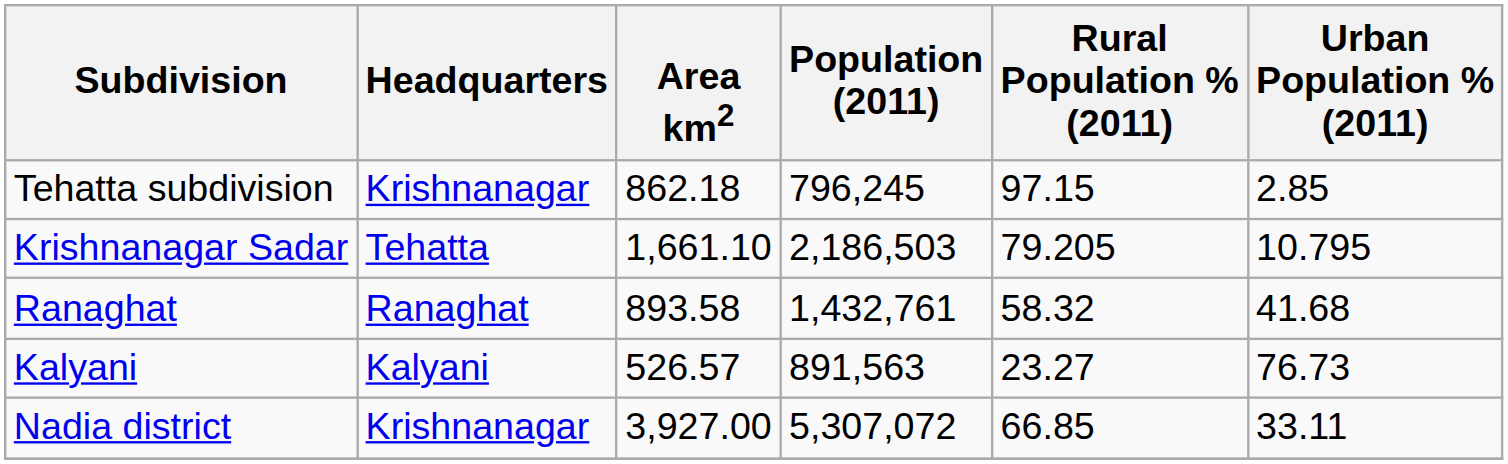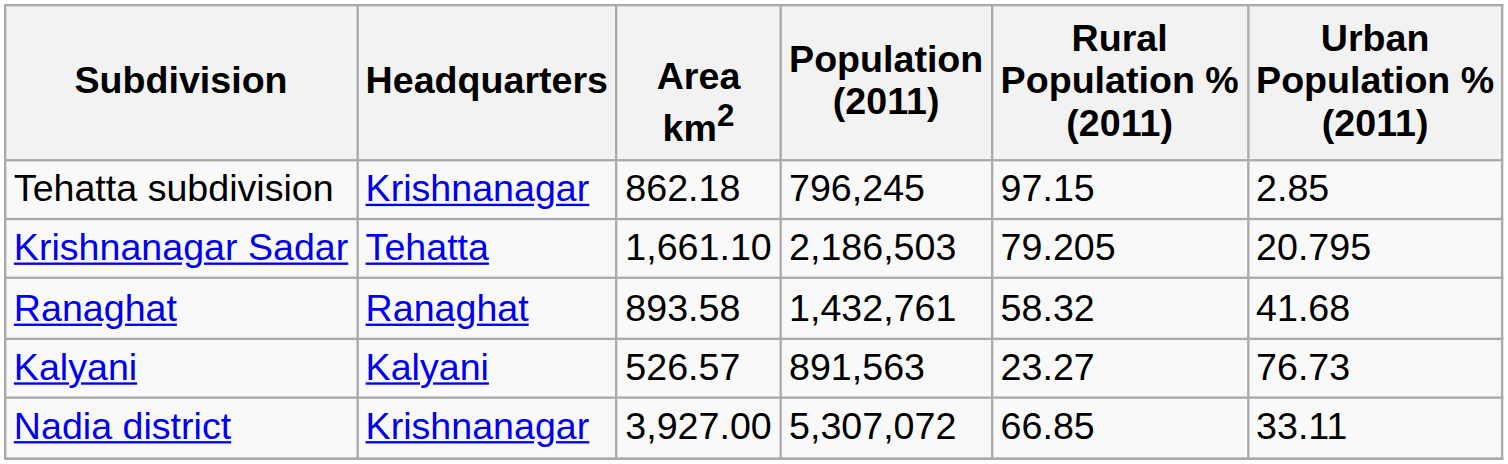(1314, 248) 10.795 -> (1314, 248) 20.795
